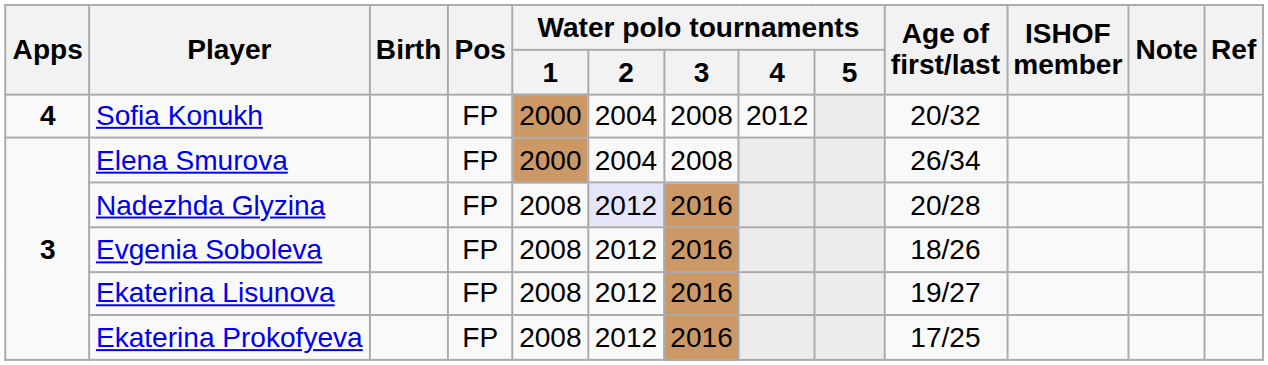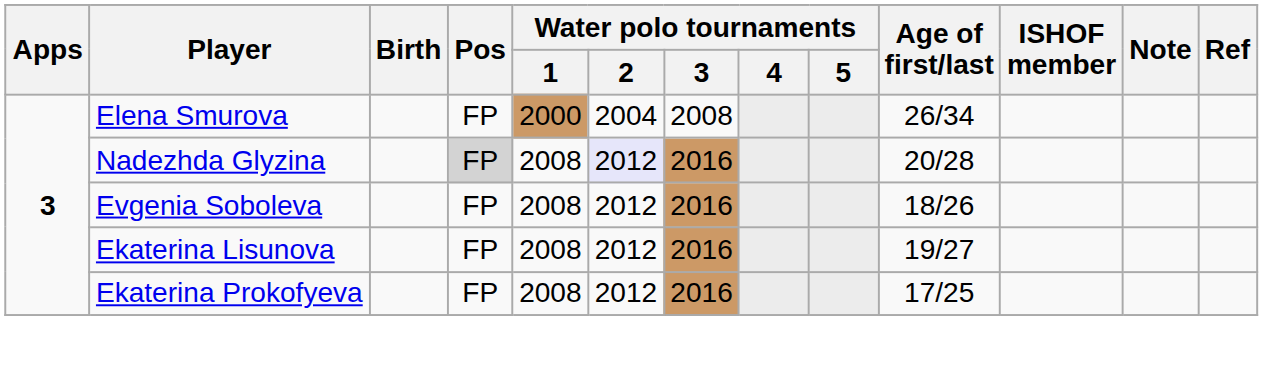- row: (179, 116)
(480, 205) no background -> (480, 161) lightgrey background
